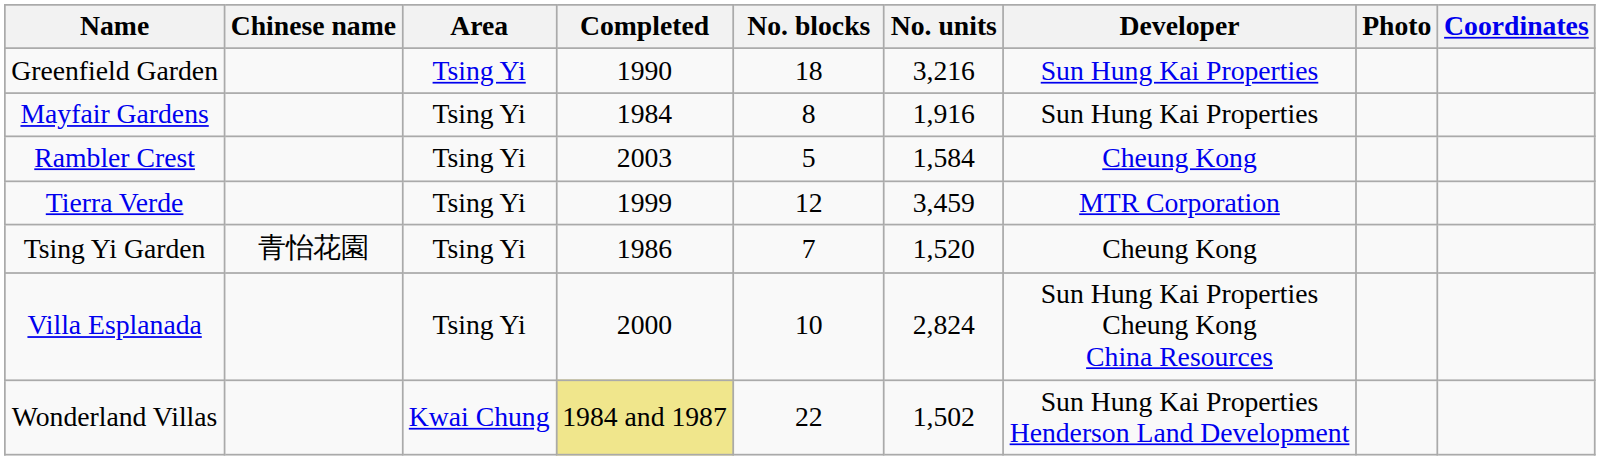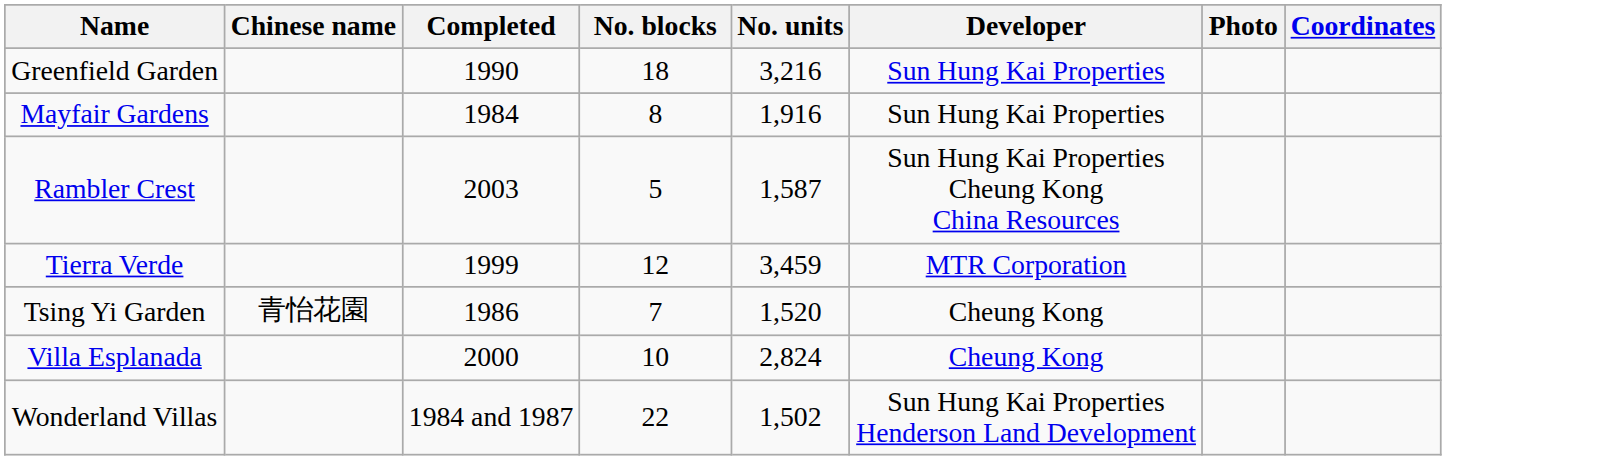- column: (479, 26)
(944, 158) 1,584 -> (790, 189) 1,587
(1180, 158) Cheung Kong -> (1026, 189) Sun Hung Kai Properties Cheung Kong China Resources
(1180, 326) Sun Hung Kai Properties Cheung Kong China Resources -> (1026, 357) Cheung Kong
(645, 416) khaki background -> (491, 416) no background
